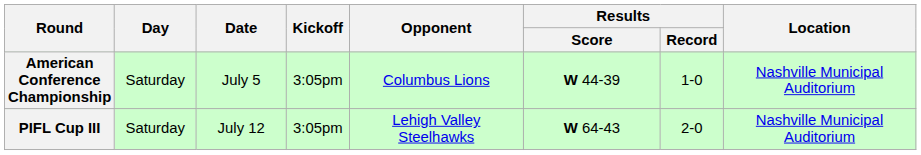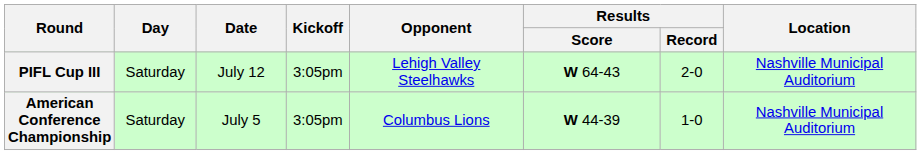rows swapped: (60, 80) <-> (60, 128)
